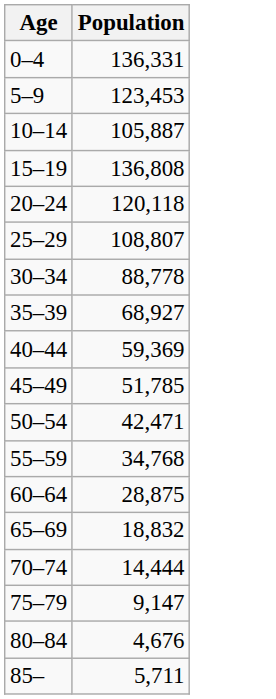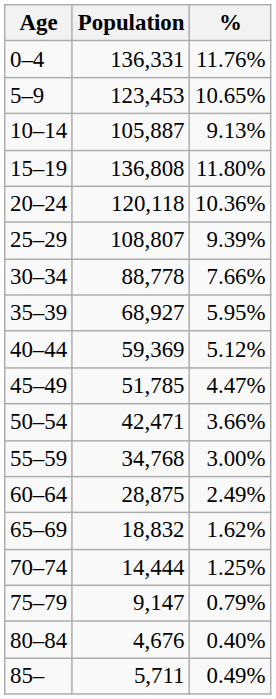+ column: (230, 22)
